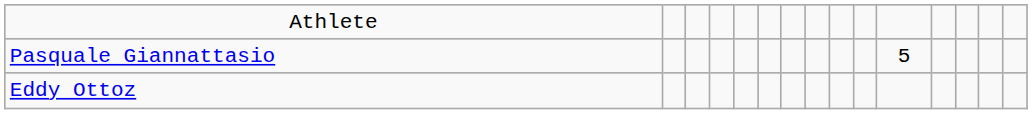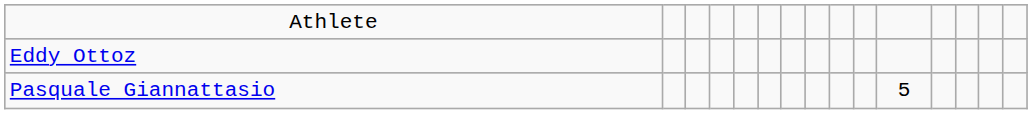rows swapped: (143, 56) <-> (73, 91)
